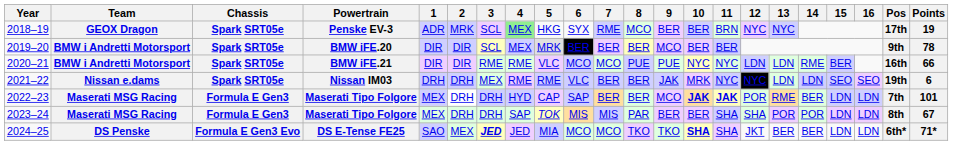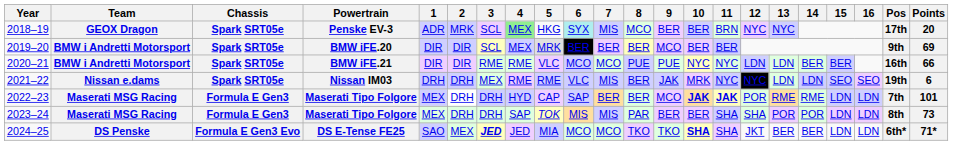(578, 29) no background -> (578, 29) paleturquoise background
(609, 29) RME -> (609, 29) MIS
(929, 29) 19 -> (929, 29) 20
(929, 46) 78 -> (929, 46) 69
(812, 63) RME -> (812, 63) BER
(609, 80) BER -> (609, 80) MIS
(812, 97) BER -> (812, 97) RME
(929, 114) 67 -> (929, 114) 73
